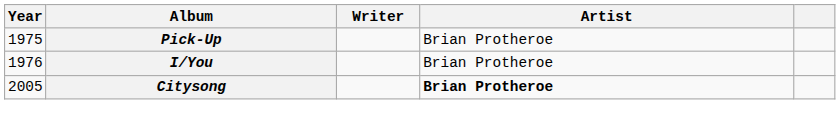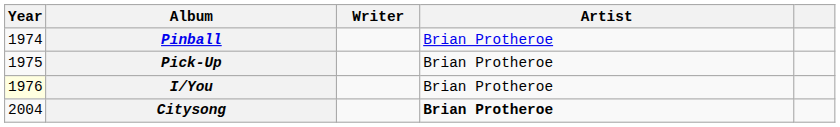+ row: (191, 40)
(25, 63) no background -> (25, 87) lightyellow background
(25, 87) 2005 -> (25, 110) 2004
